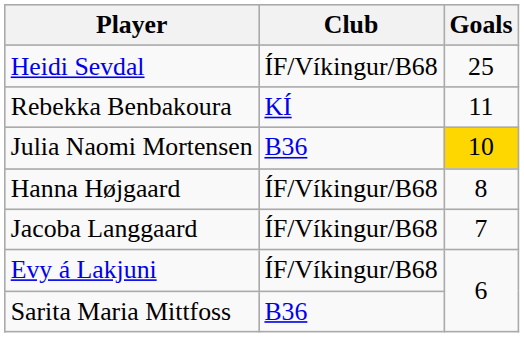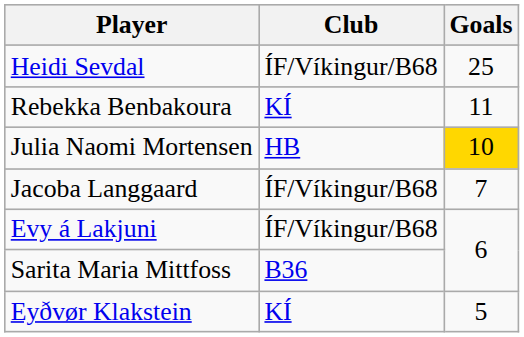(286, 147) B36 -> (282, 147) HB
- row: (96, 188)
+ row: (101, 310)
